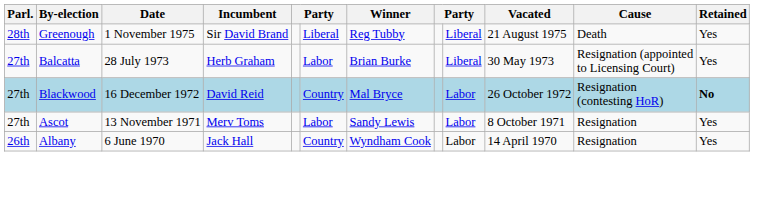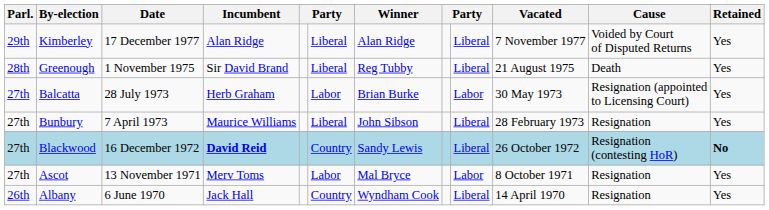+ row: (66, 41)
(464, 61) Liberal -> (468, 94) Labor
+ row: (61, 121)
(235, 94) normal -> (236, 148) bold
(376, 94) Mal Bryce -> (390, 148) Sandy Lewis
(461, 94) Labor -> (472, 148) Liberal
(382, 121) Sandy Lewis -> (384, 175) Mal Bryce
(461, 141) Labor -> (472, 195) Liberal
